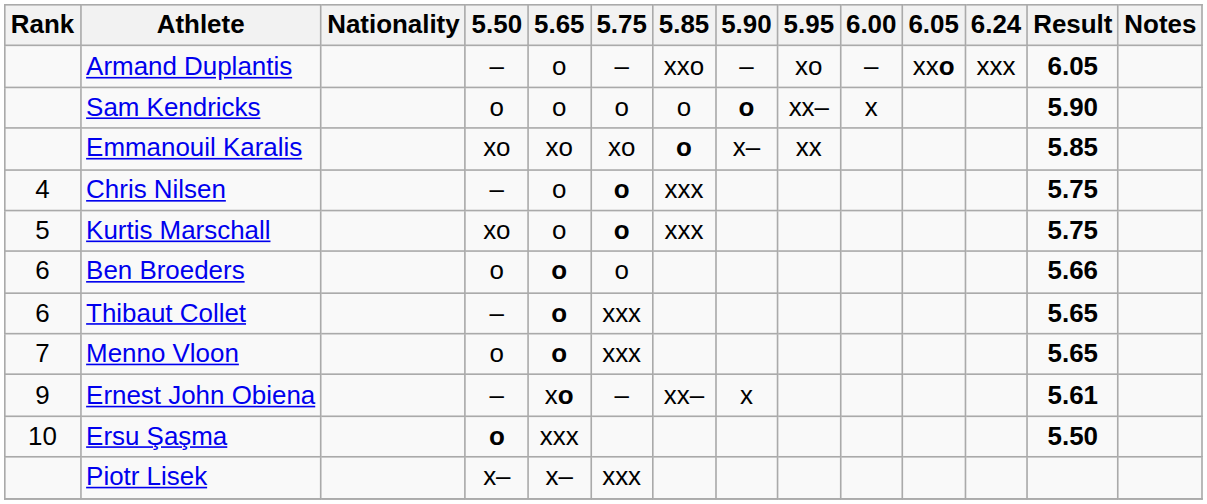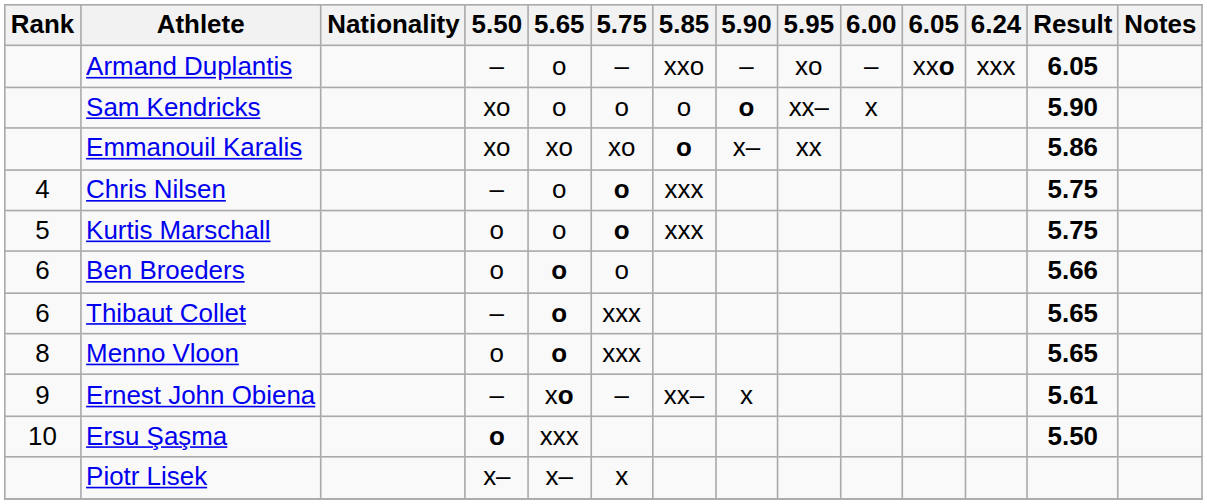(497, 107) o -> (497, 107) xo
(1073, 148) 5.85 -> (1073, 148) 5.86
(497, 230) xo -> (497, 230) o
(42, 353) 7 -> (42, 353) 8
(622, 477) xxx -> (622, 477) x
